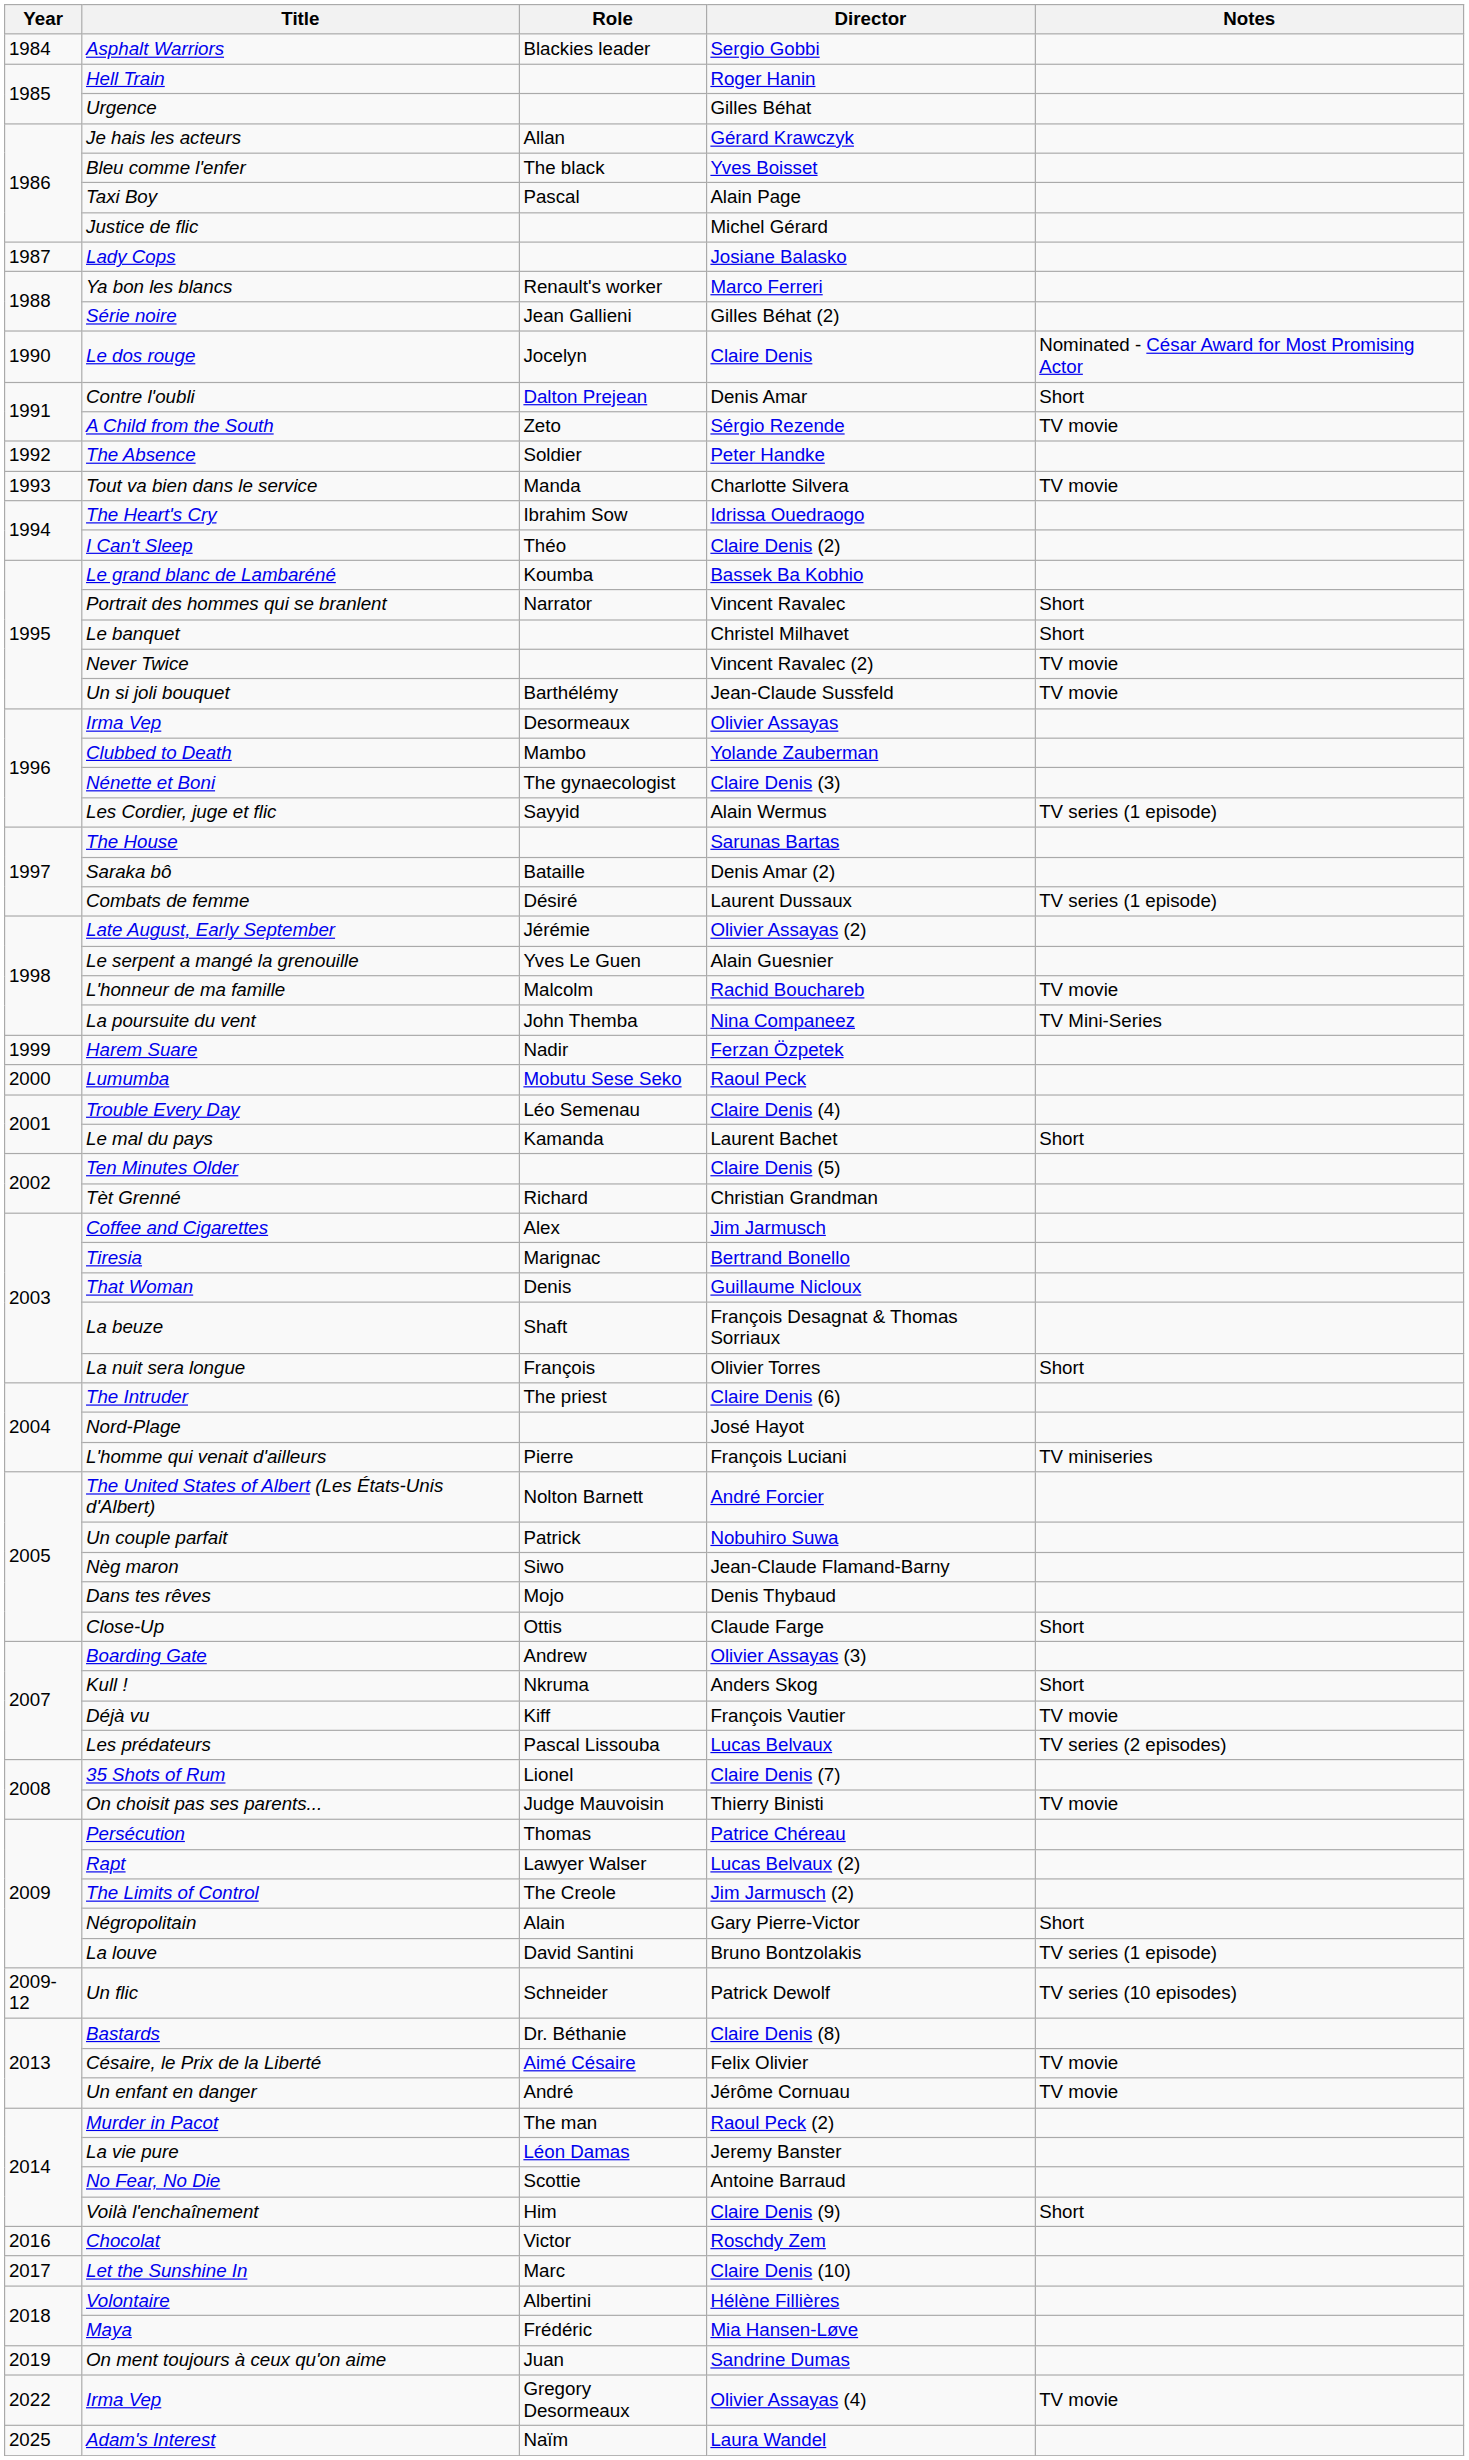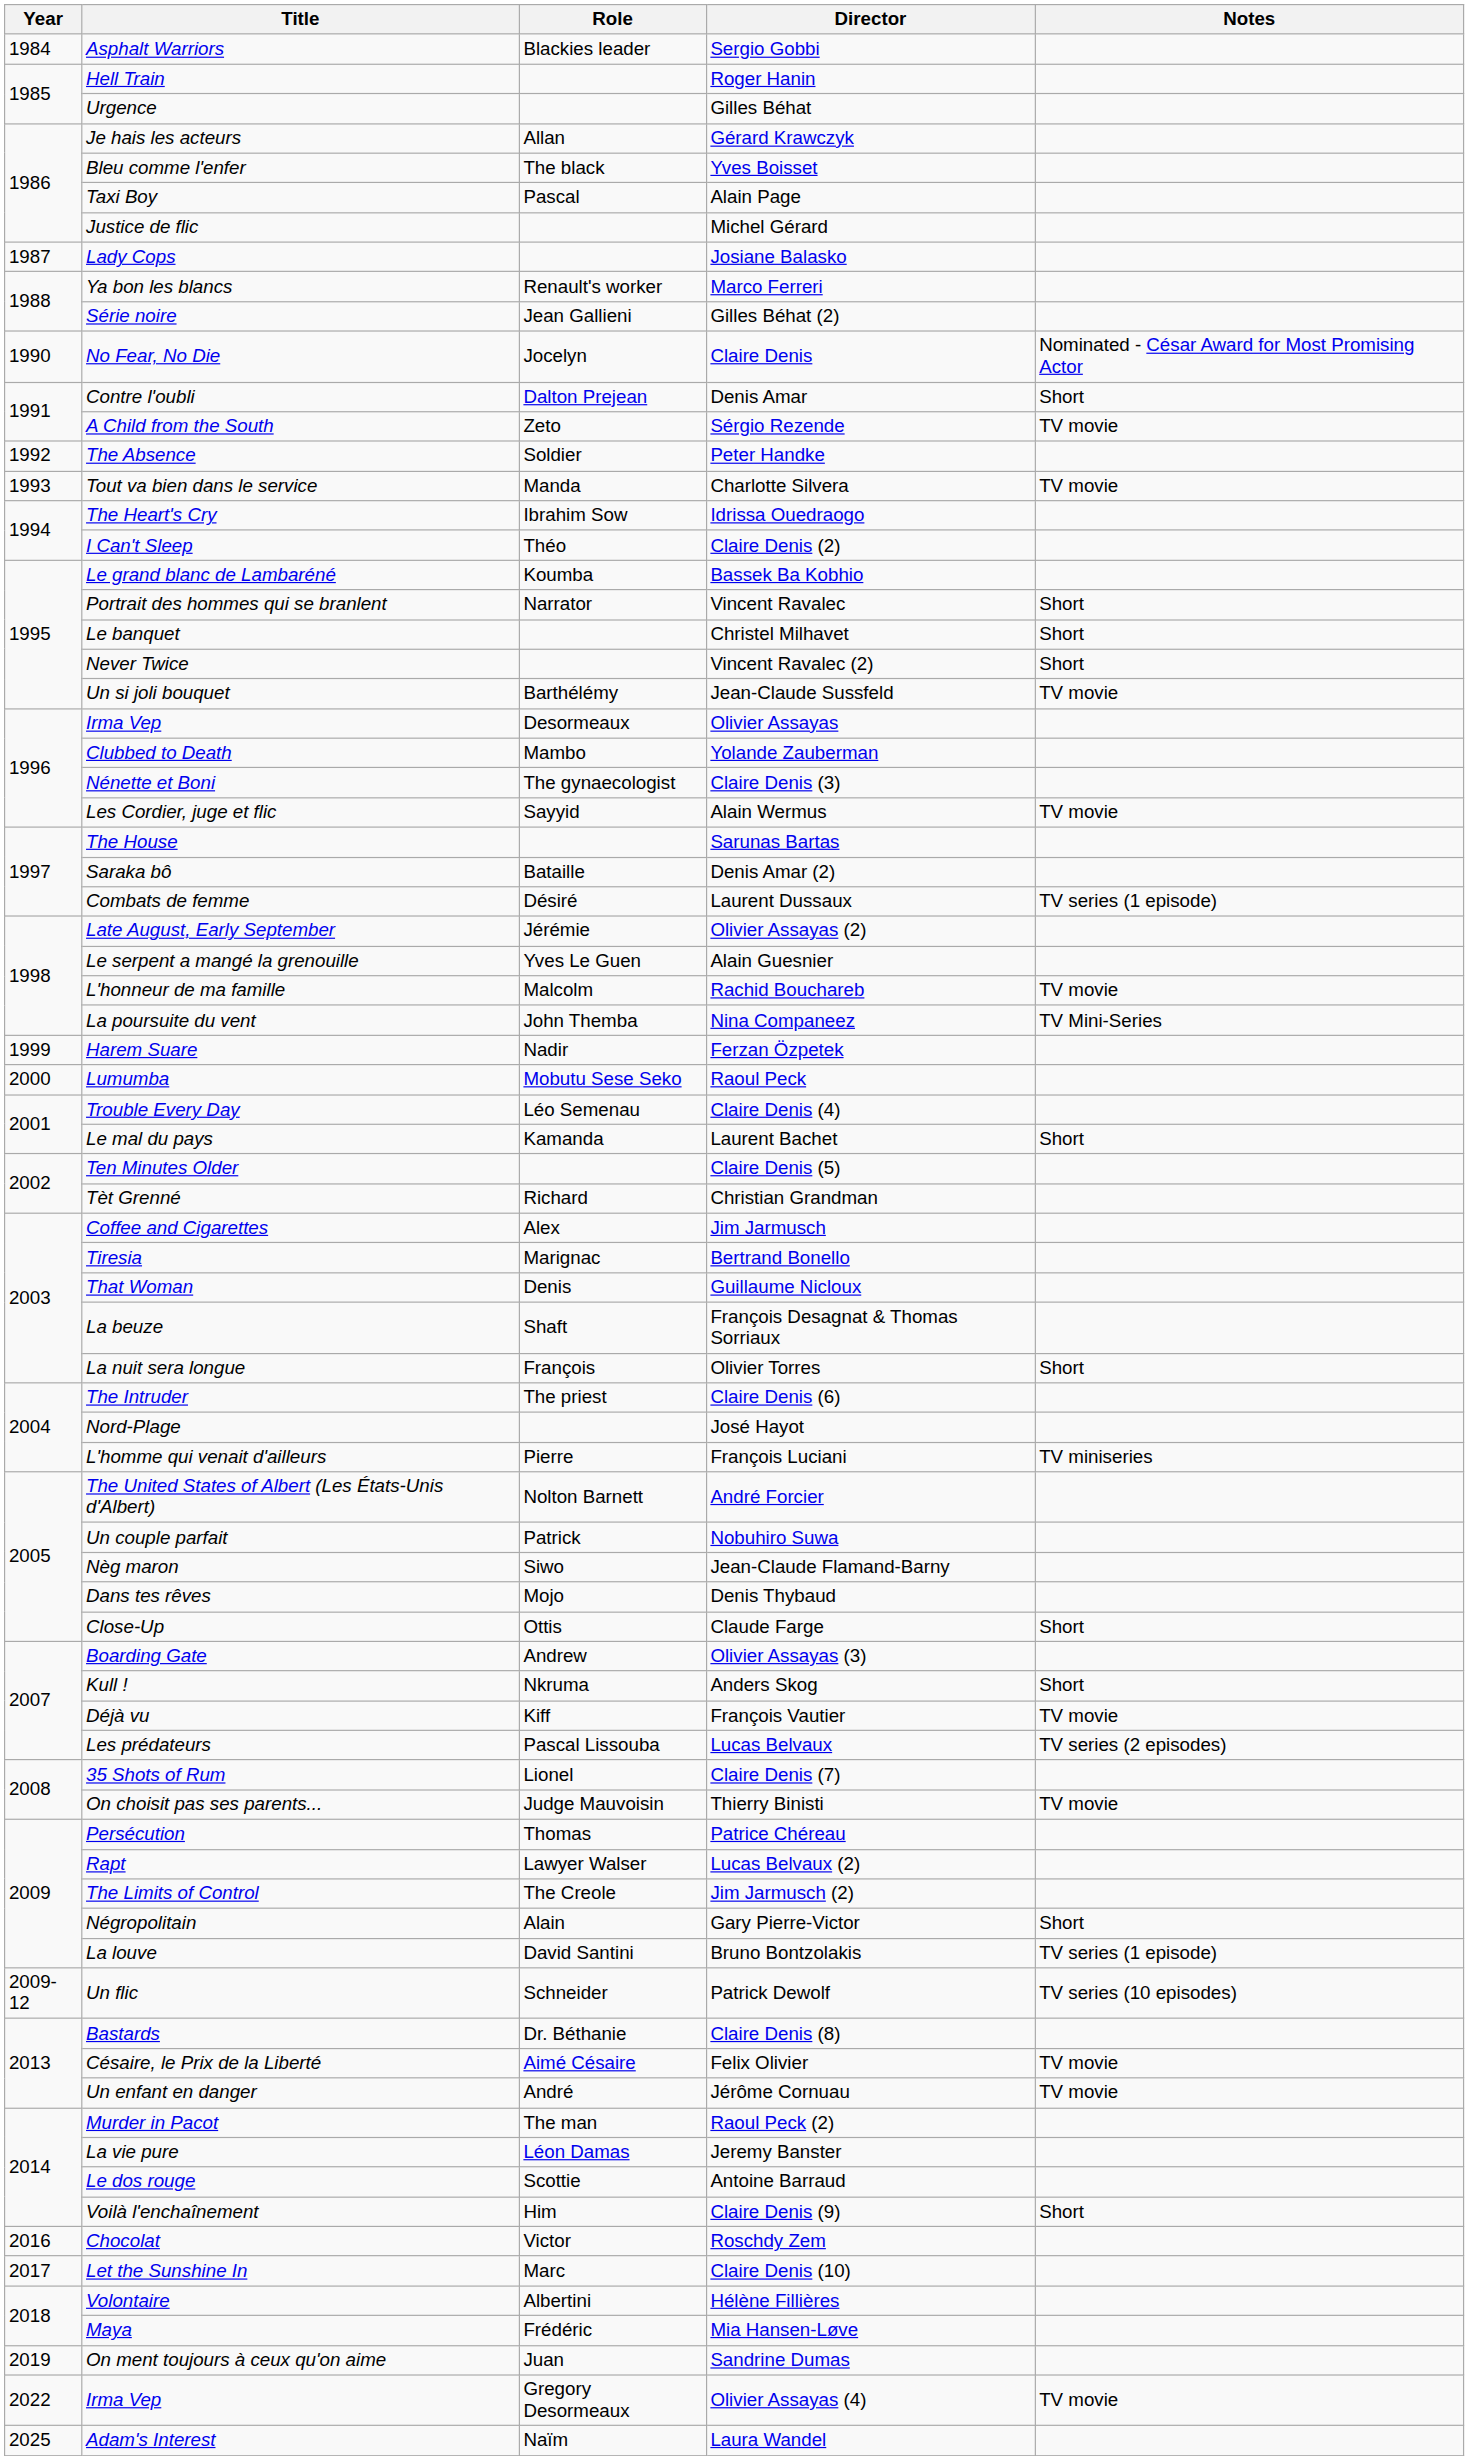(141, 356) Le dos rouge -> (153, 356) No Fear, No Die
(1079, 663) TV movie -> (1062, 663) Short
(1128, 812) TV series (1 episode) -> (1079, 812) TV movie
(153, 2181) No Fear, No Die -> (141, 2181) Le dos rouge
